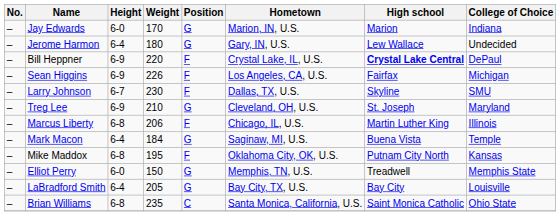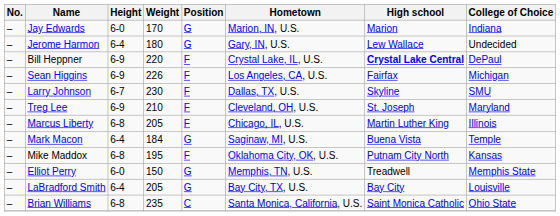(188, 108) G -> (187, 108) F
(154, 124) 206 -> (154, 124) 205
